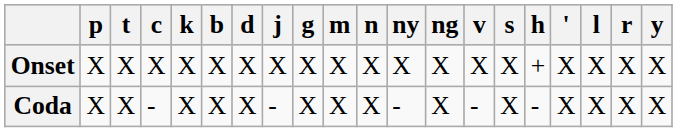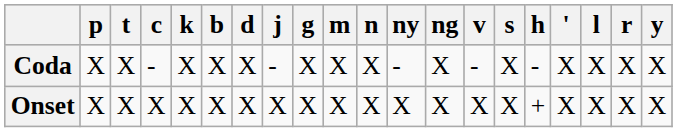rows swapped: (43, 65) <-> (43, 106)
